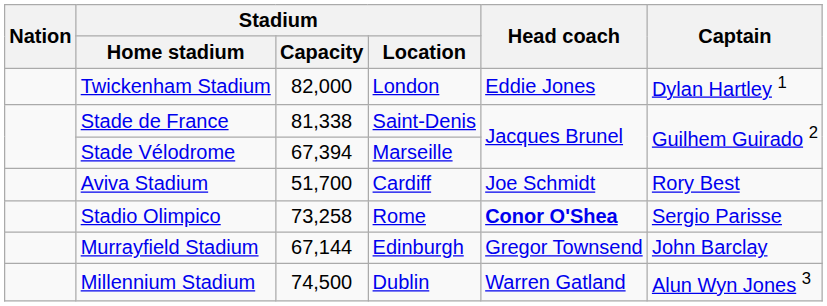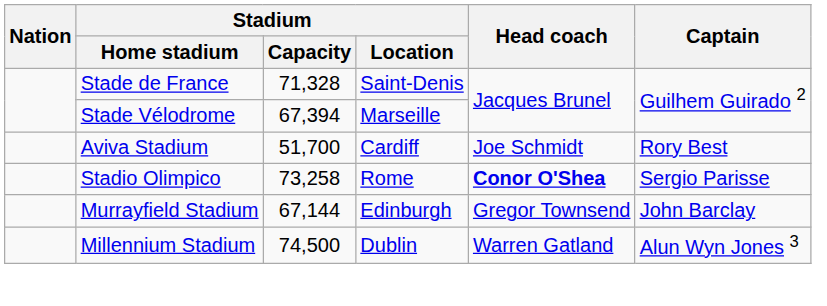- row: (176, 86)
(322, 120) 81,338 -> (309, 83) 71,328
